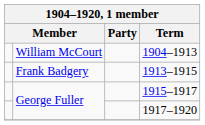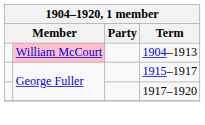(59, 52) no background -> (59, 52) pink background
- row: (170, 71)
